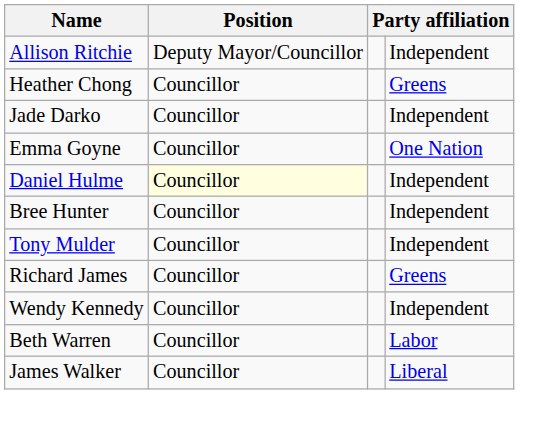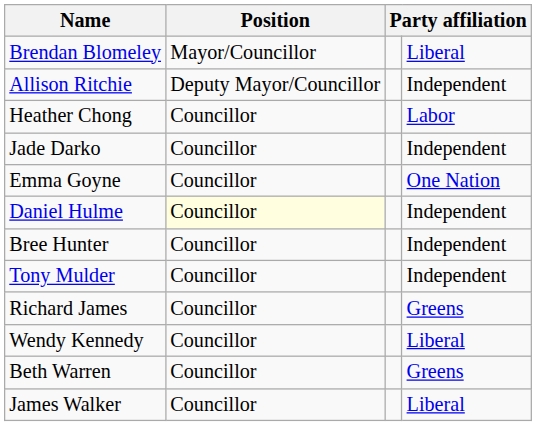+ row: (85, 52)
(418, 84) Greens -> (431, 116) Labor
(439, 308) Independent -> (436, 340) Liberal
(413, 340) Labor -> (435, 372) Greens
